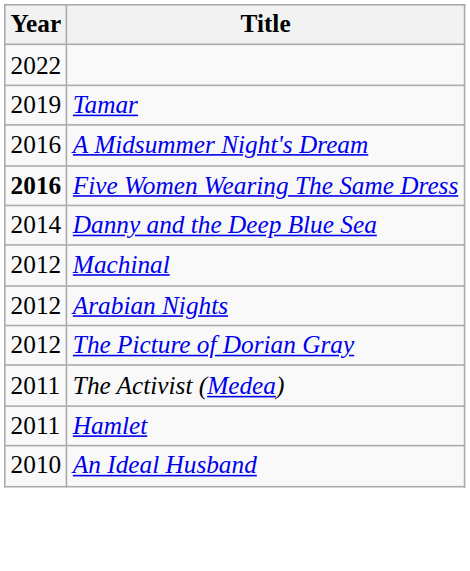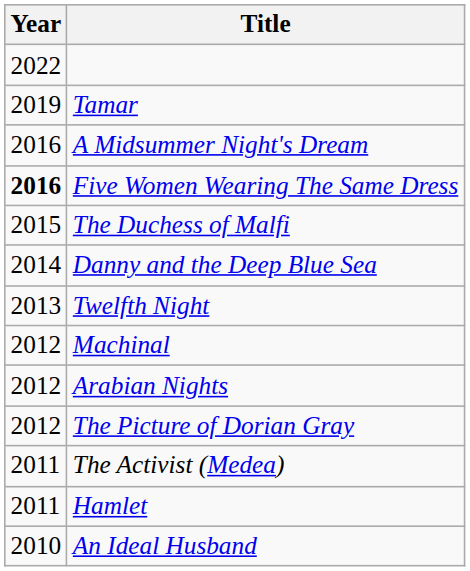+ row: (181, 225)
+ row: (141, 305)
